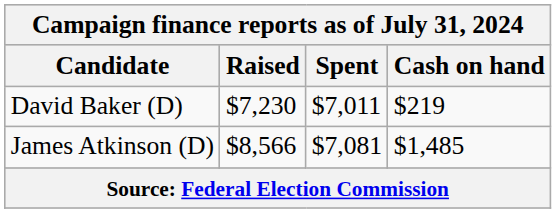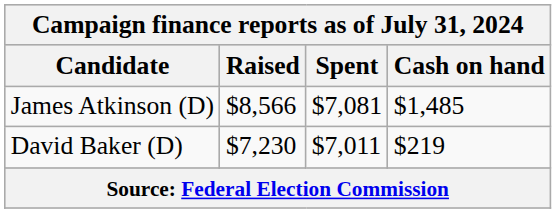rows swapped: (97, 106) <-> (112, 146)
